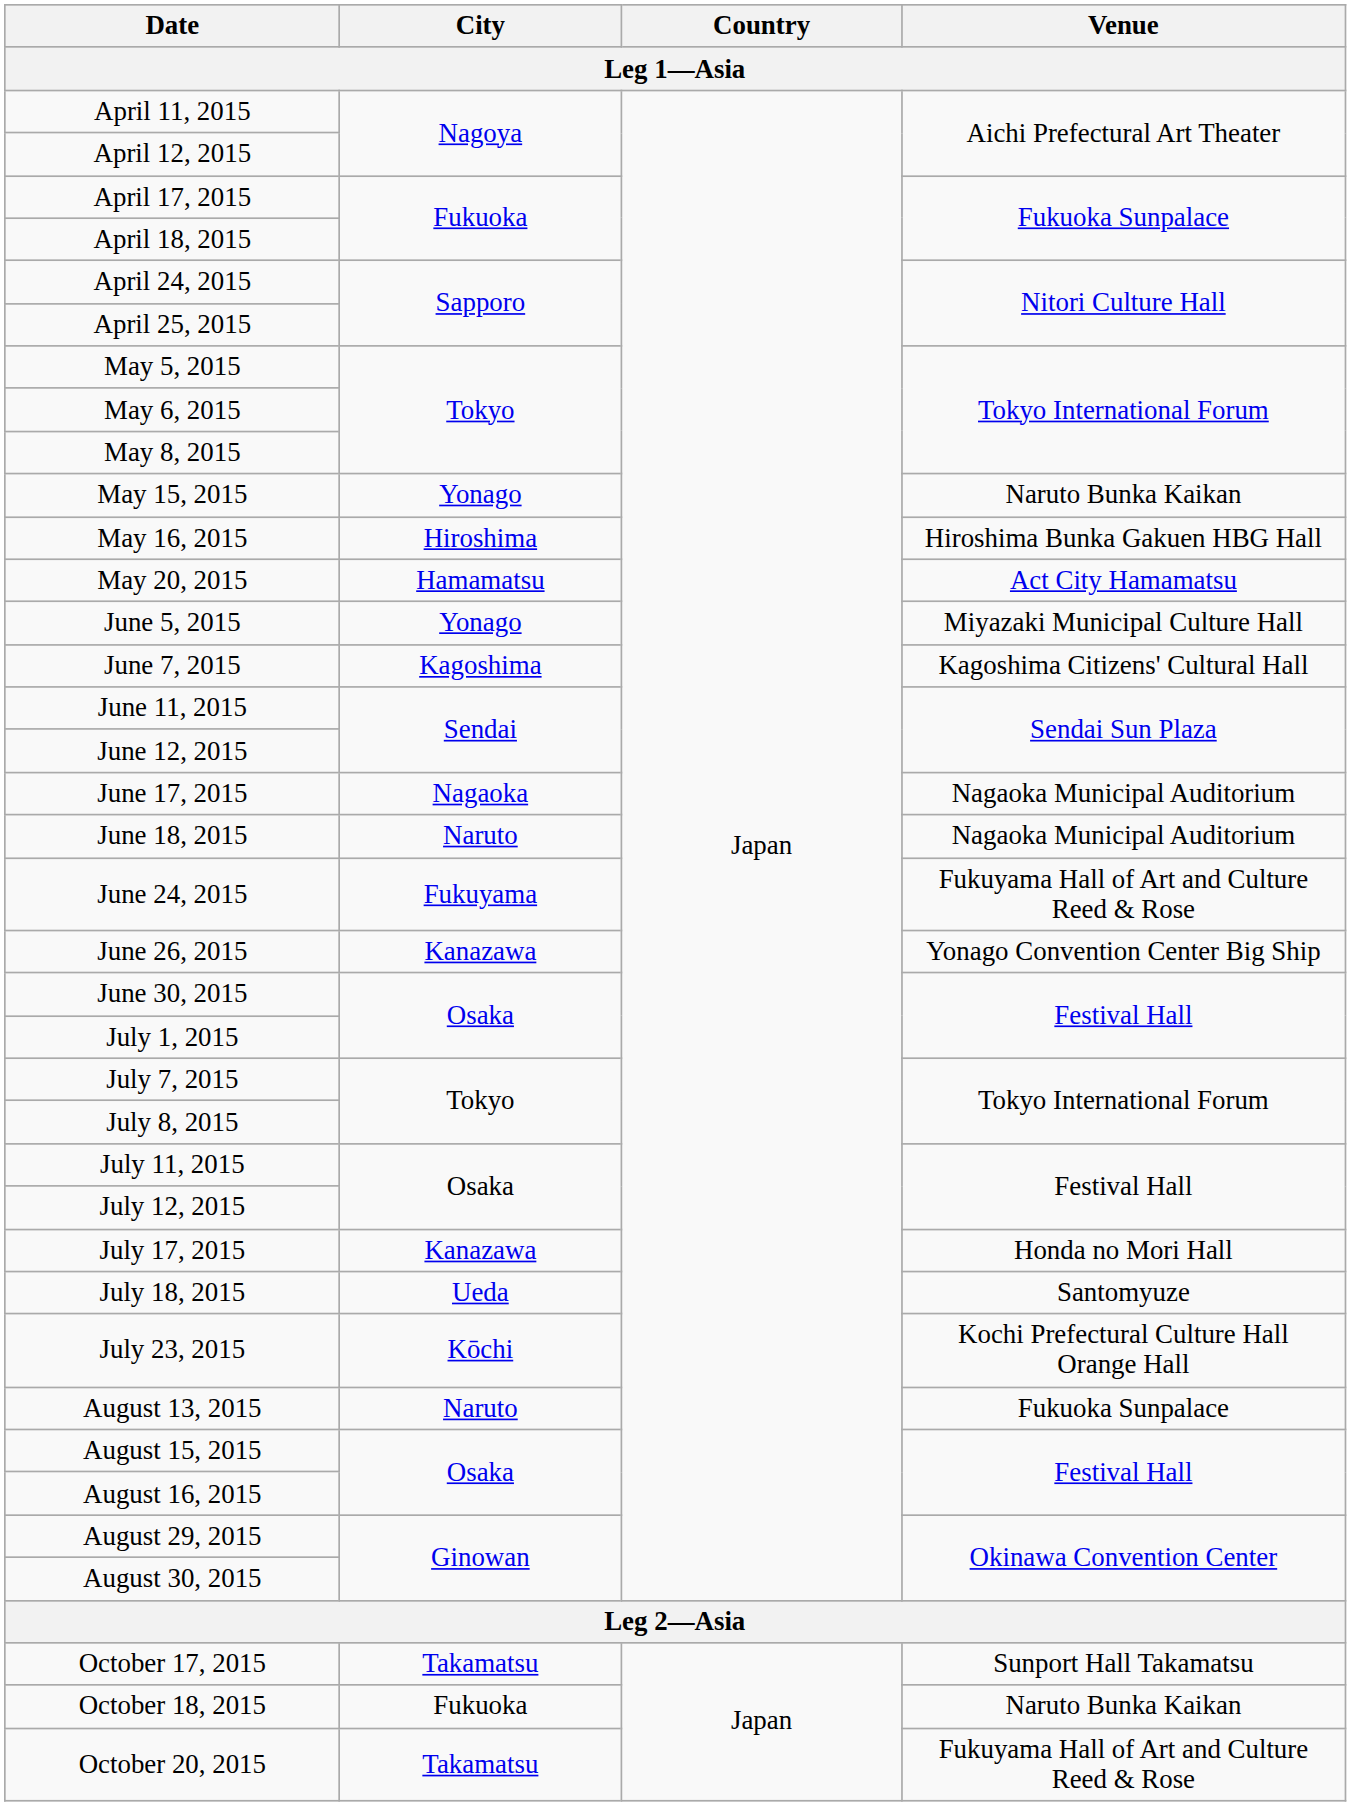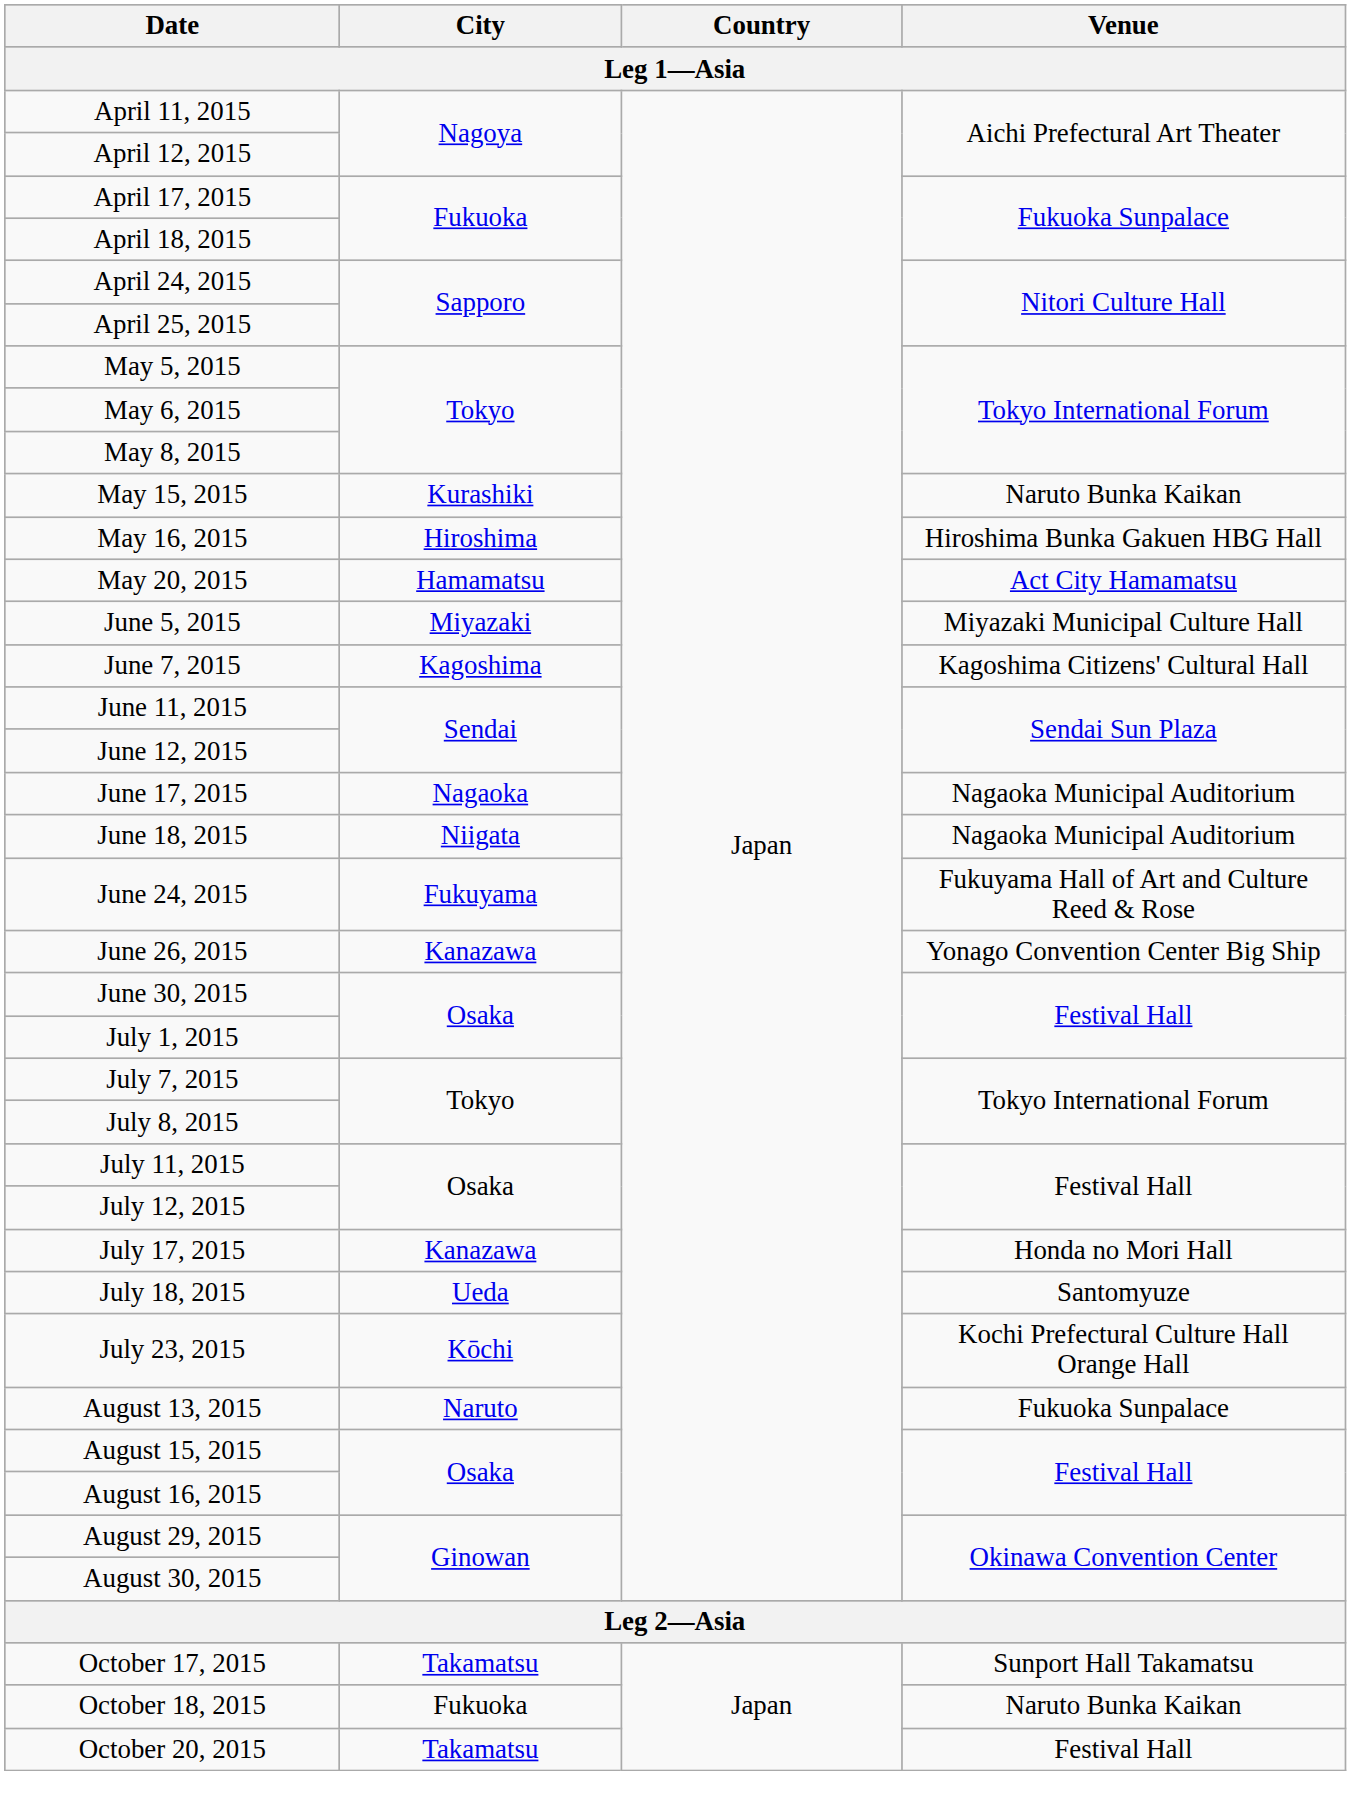(480, 494) Yonago -> (480, 494) Kurashiki
(480, 622) Yonago -> (480, 622) Miyazaki
(480, 835) Naruto -> (480, 835) Niigata
(1123, 1763) Fukuyama Hall of Art and Culture Reed & Rose -> (1123, 1748) Festival Hall
